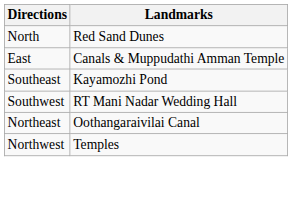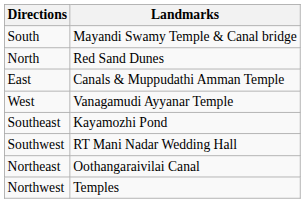+ row: (23, 36)
+ row: (21, 101)
